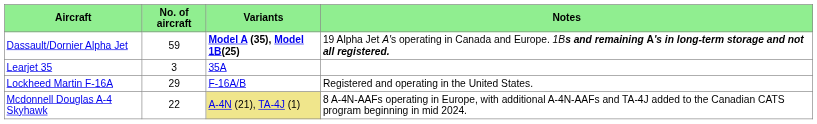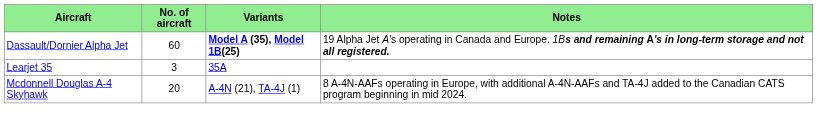(174, 45) 59 -> (174, 45) 60
- row: (60, 83)
(174, 105) 22 -> (174, 89) 20
(254, 105) khaki background -> (254, 89) no background
